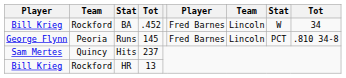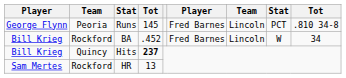rows swapped: (126, 25) <-> (126, 39)
(37, 53) Sam Mertes -> (37, 53) Bill Krieg
(151, 53) normal -> (151, 53) bold
(37, 66) Bill Krieg -> (37, 66) Sam Mertes
